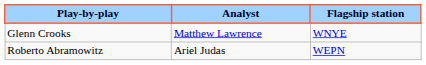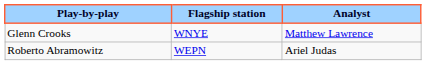columns swapped: (241, 14) <-> (366, 14)
